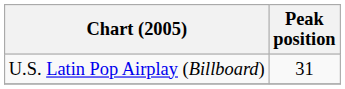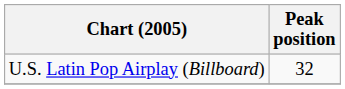(304, 68) 31 -> (304, 68) 32
